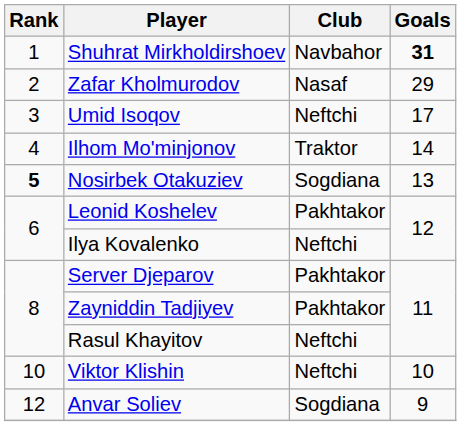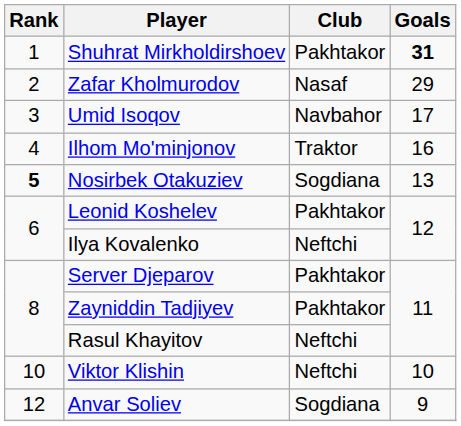(338, 52) Navbahor -> (340, 52) Pakhtakor
(326, 116) Neftchi -> (338, 116) Navbahor
(423, 148) 14 -> (423, 148) 16
